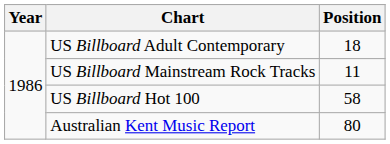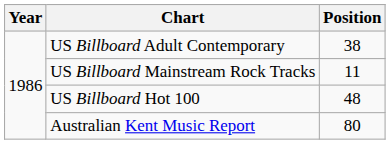(352, 44) 18 -> (352, 44) 38
(352, 98) 58 -> (352, 98) 48
